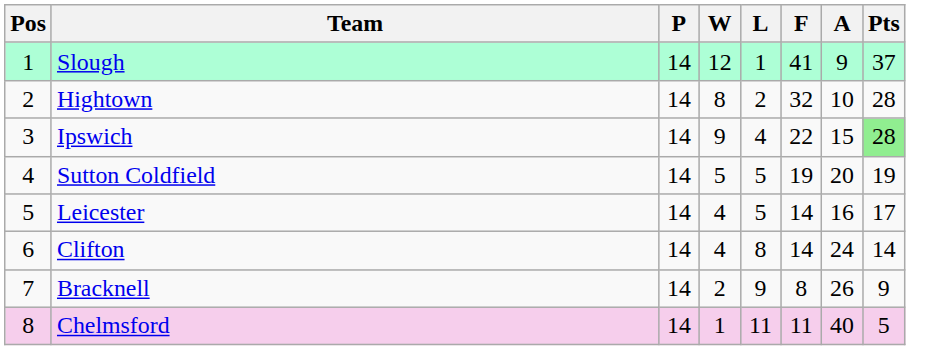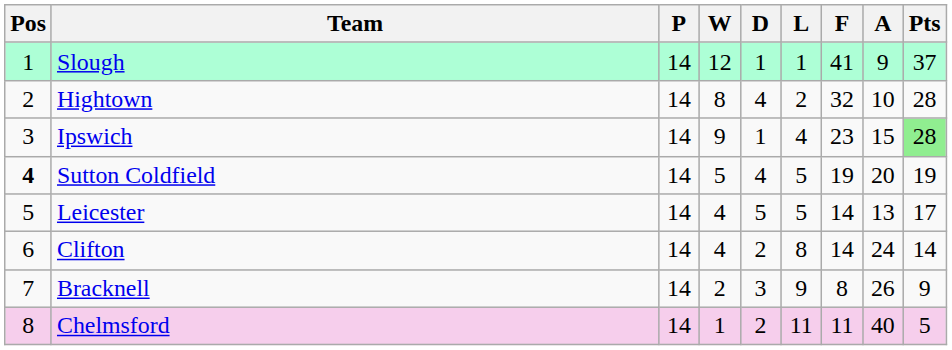+ column: (760, 23)
(801, 136) 22 -> (842, 136) 23
(28, 174) normal -> (28, 174) bold
(842, 212) 16 -> (883, 212) 13
